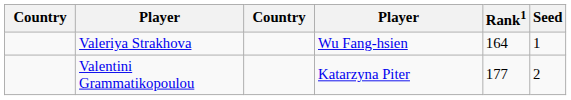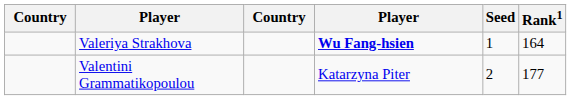columns swapped: (506, 18) <-> (548, 18)
(363, 43) normal -> (366, 43) bold
